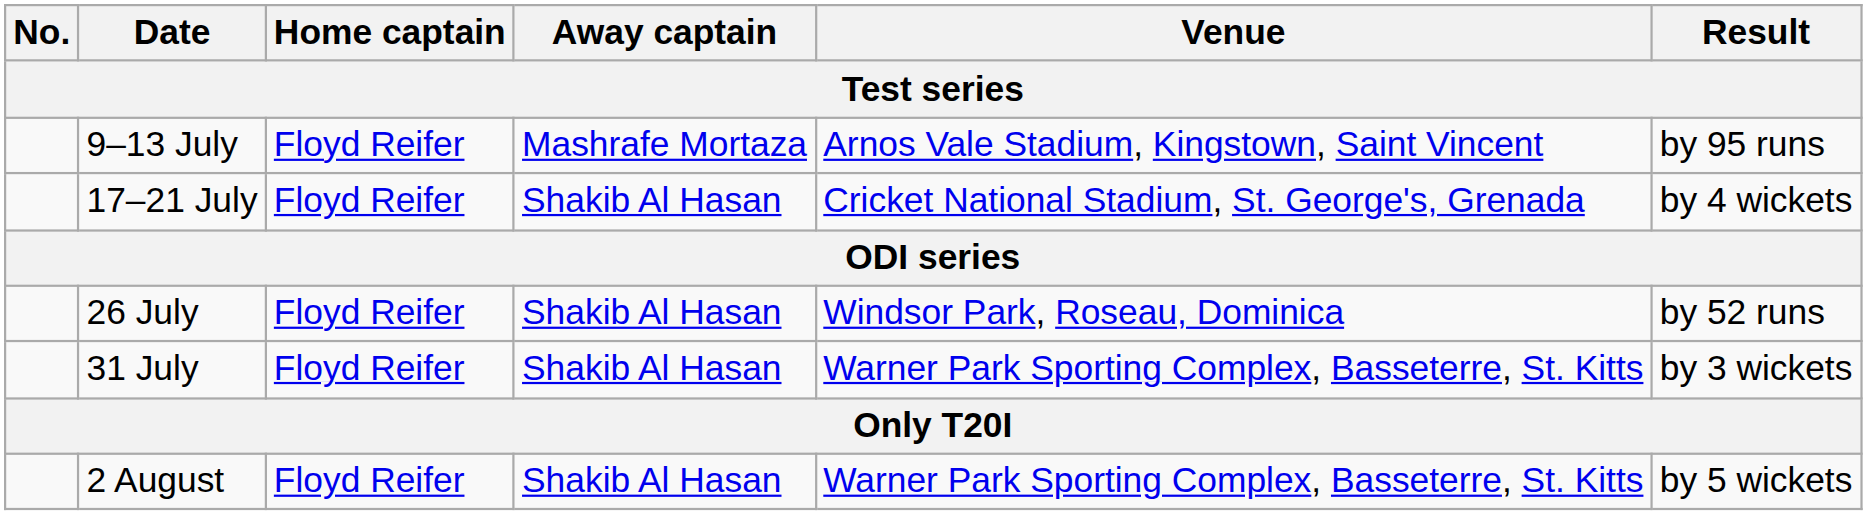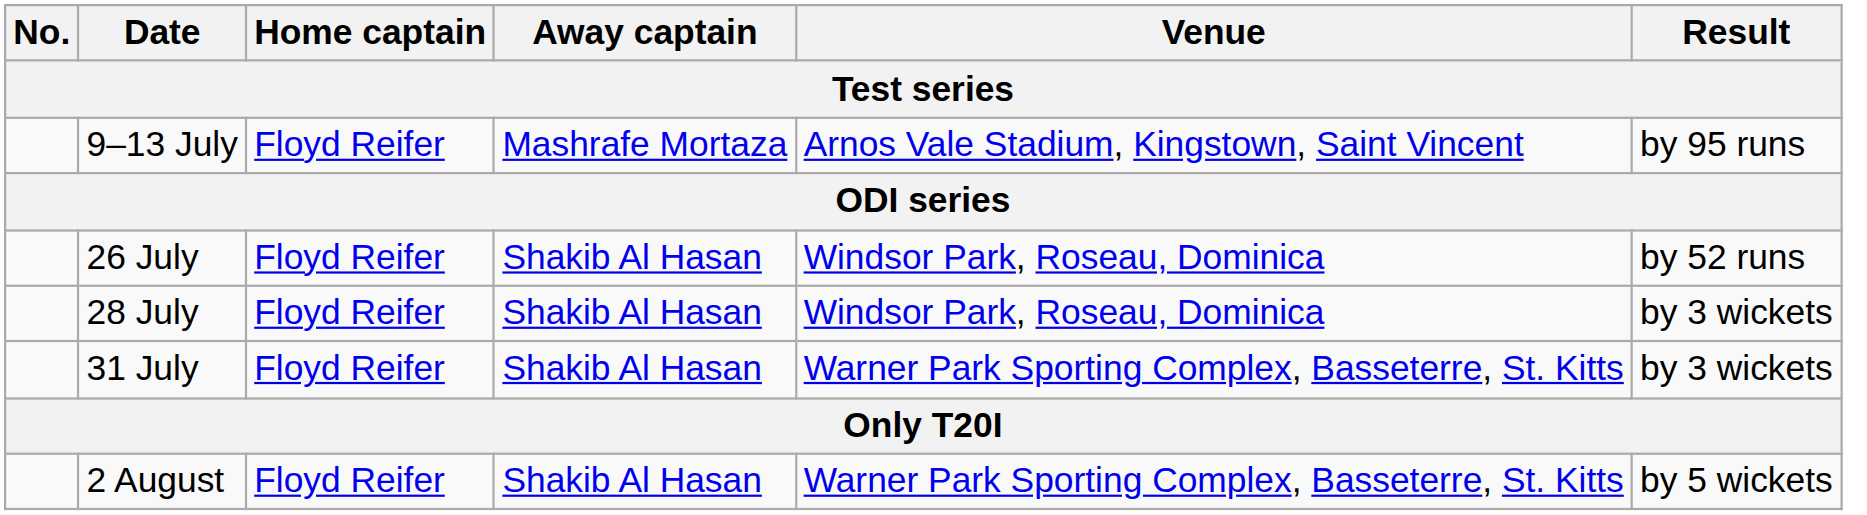- row: (172, 200)
+ row: (143, 312)
